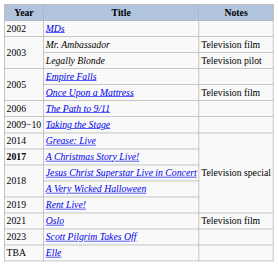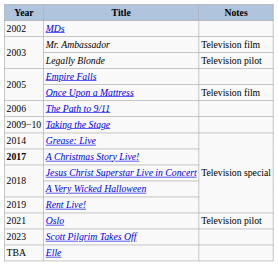(231, 221) Television film -> (232, 221) Television pilot
